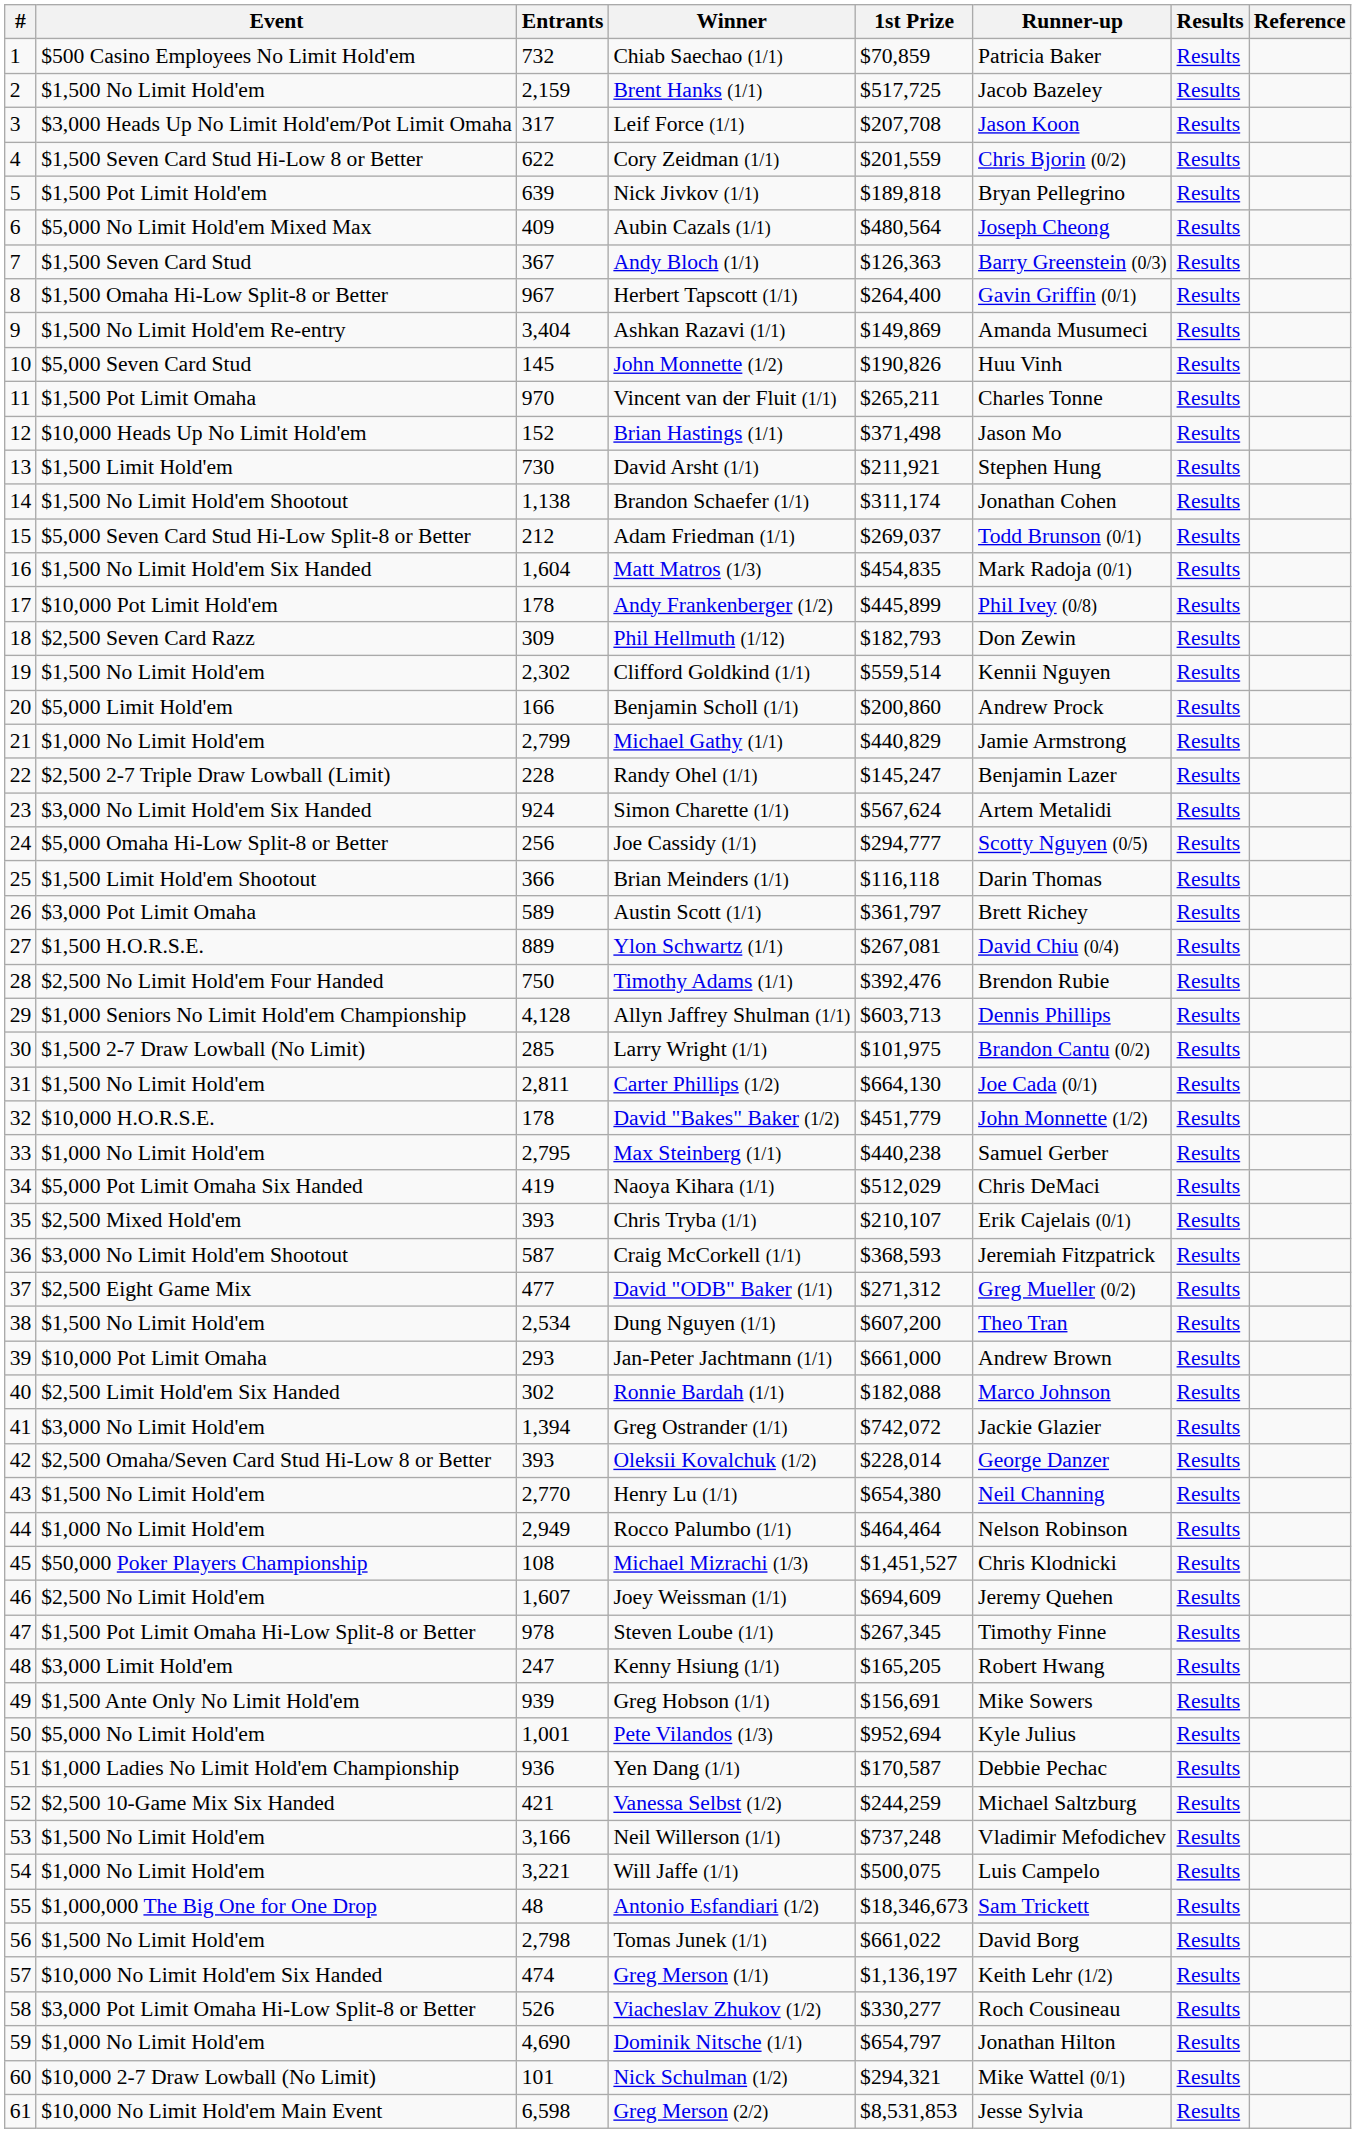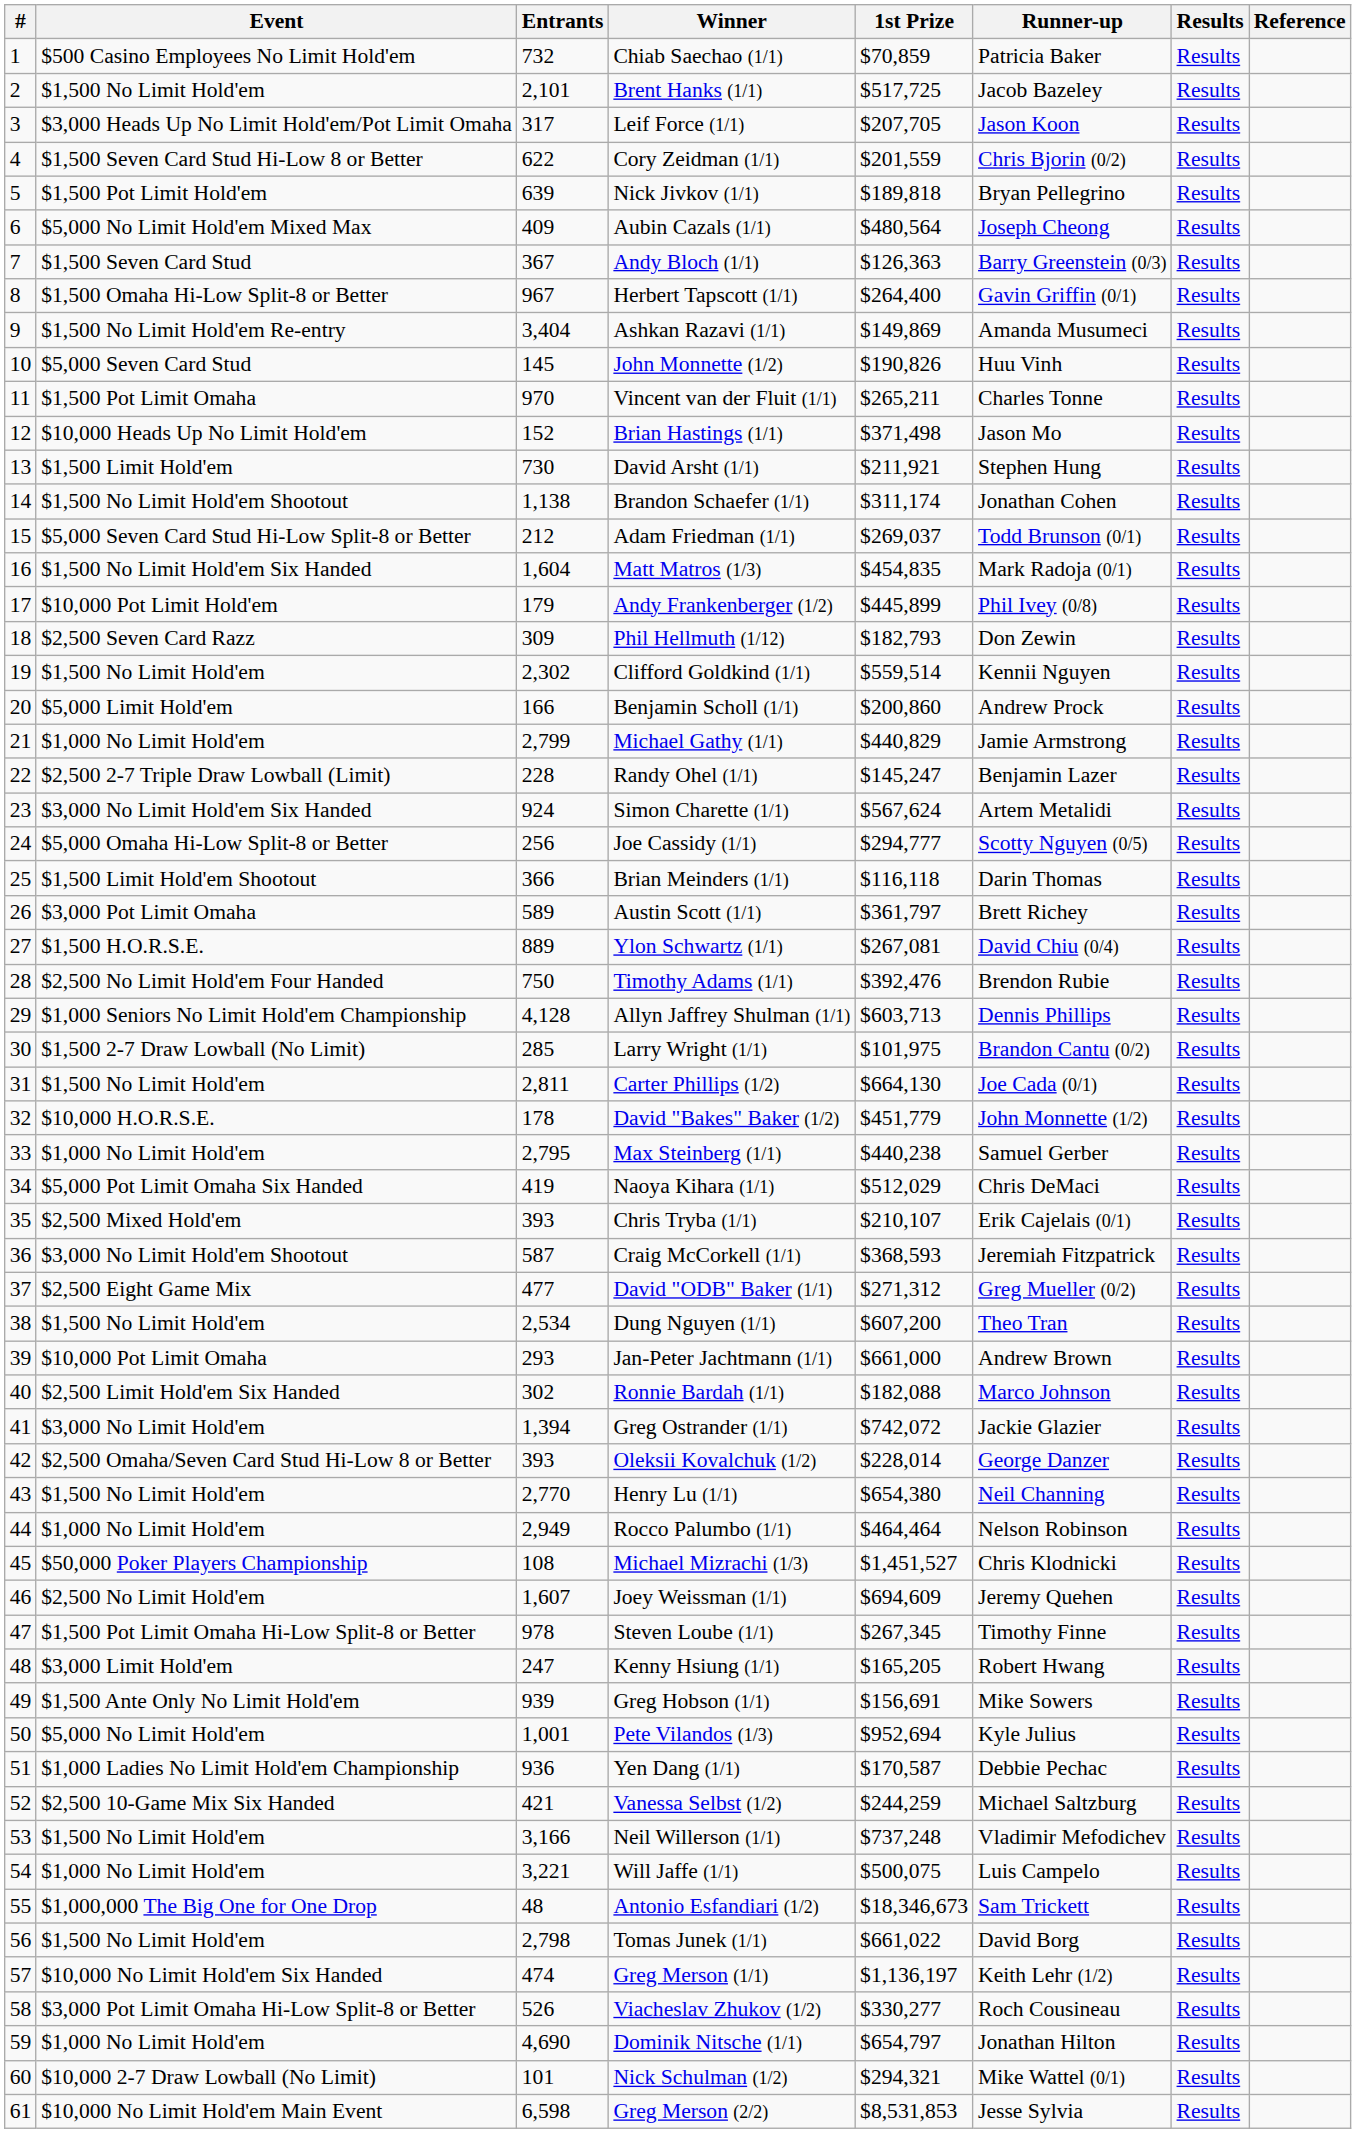(546, 90) 2,159 -> (546, 90) 2,101
(901, 124) $207,708 -> (901, 124) $207,705
(538, 603) 178 -> (538, 603) 179
